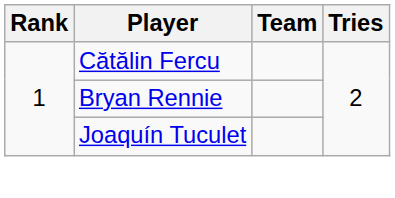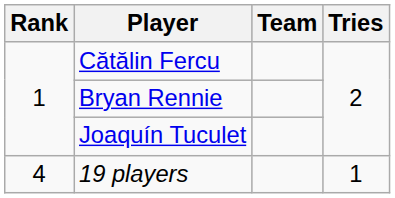+ row: (134, 173)
